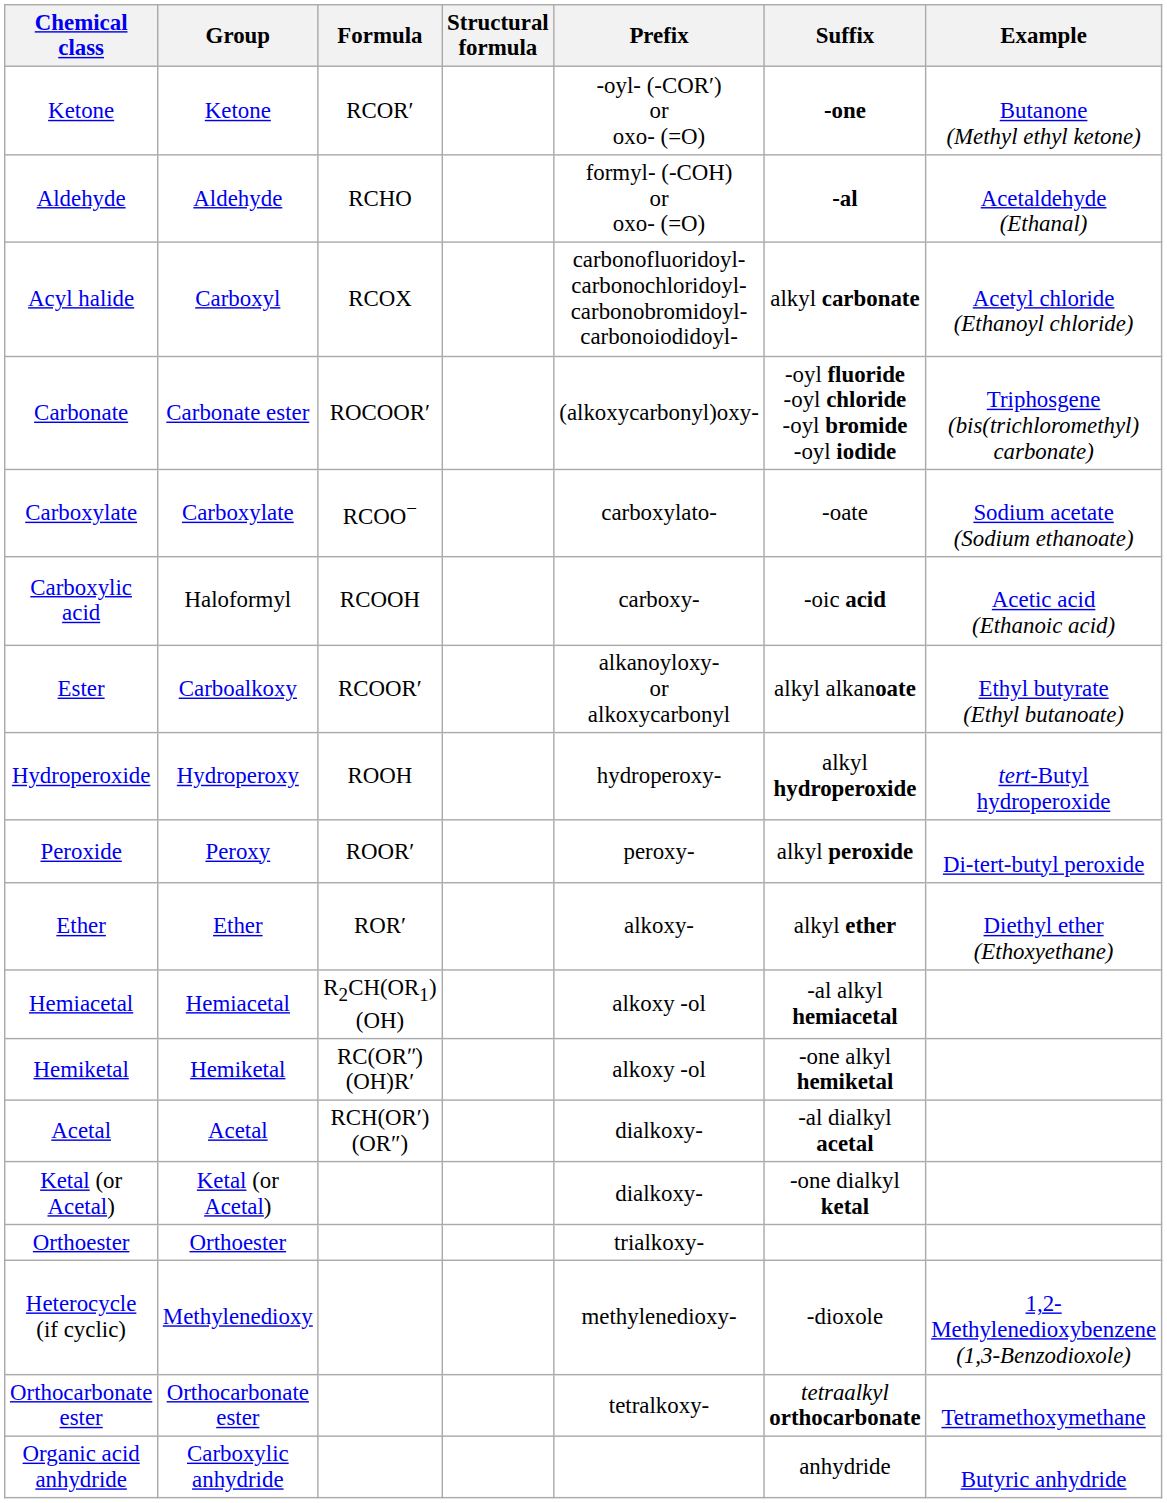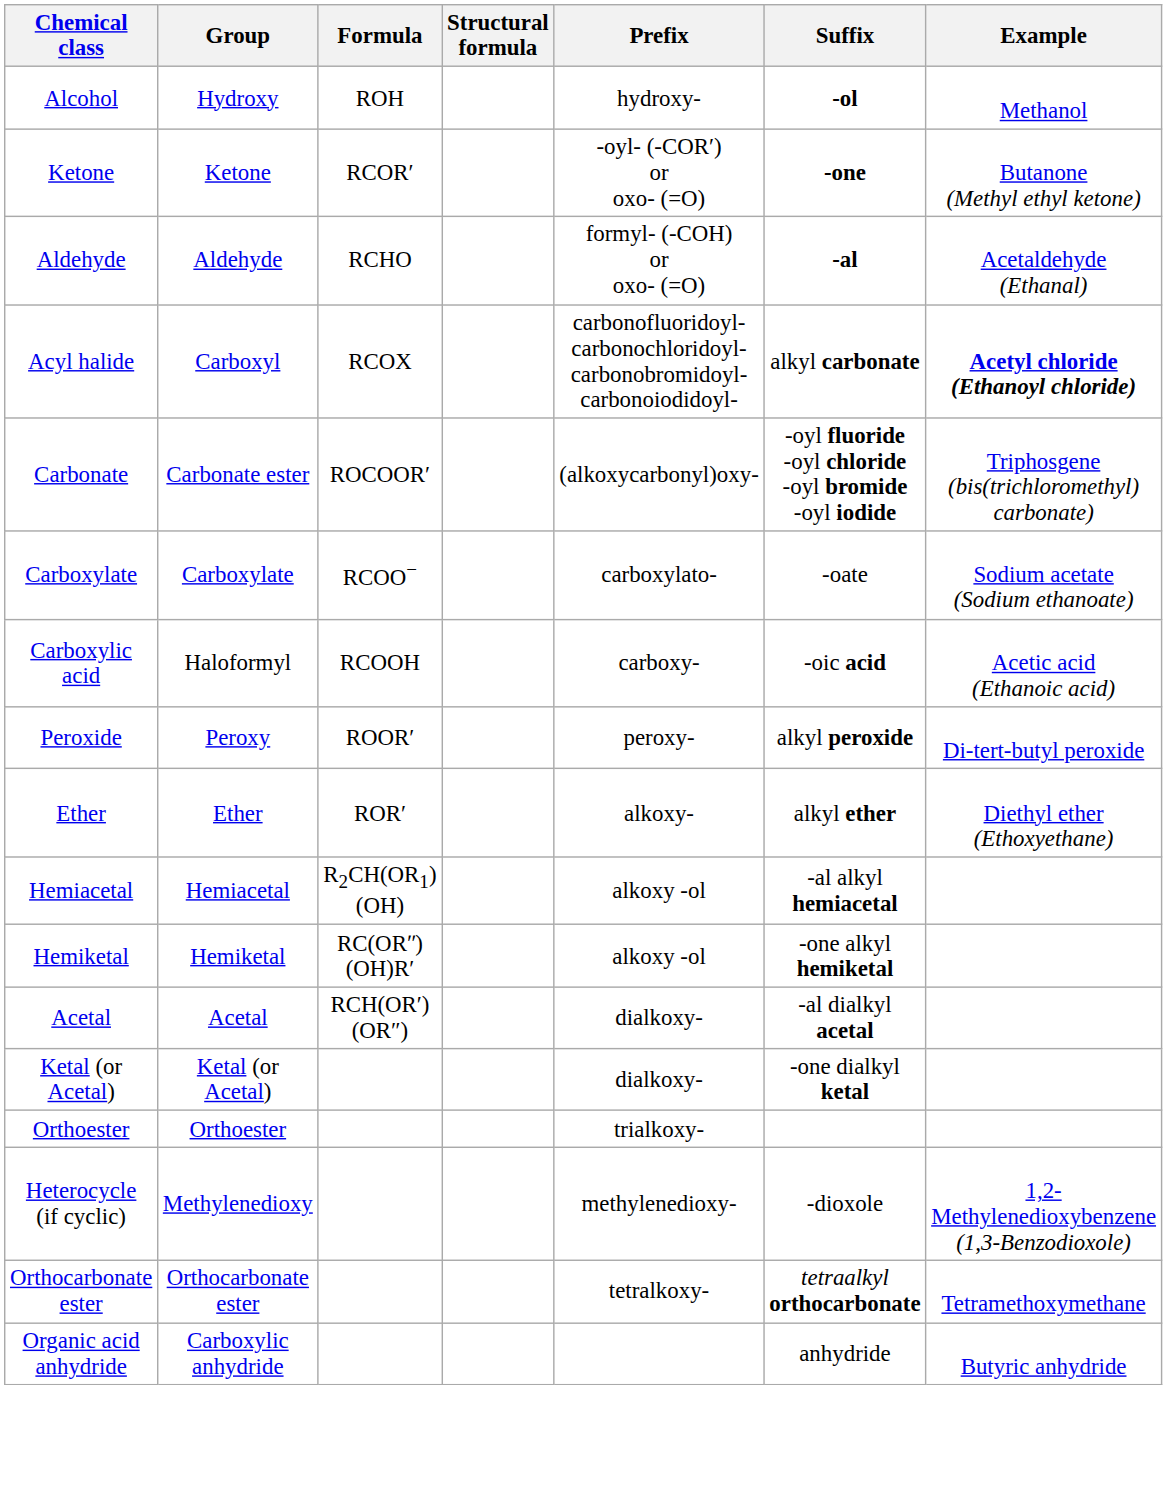+ row: (81, 97)
(1044, 311) normal -> (1044, 373) bold
- row: (81, 688)
- row: (81, 776)
